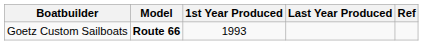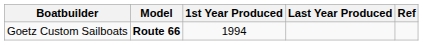(234, 31) 1993 -> (234, 31) 1994
